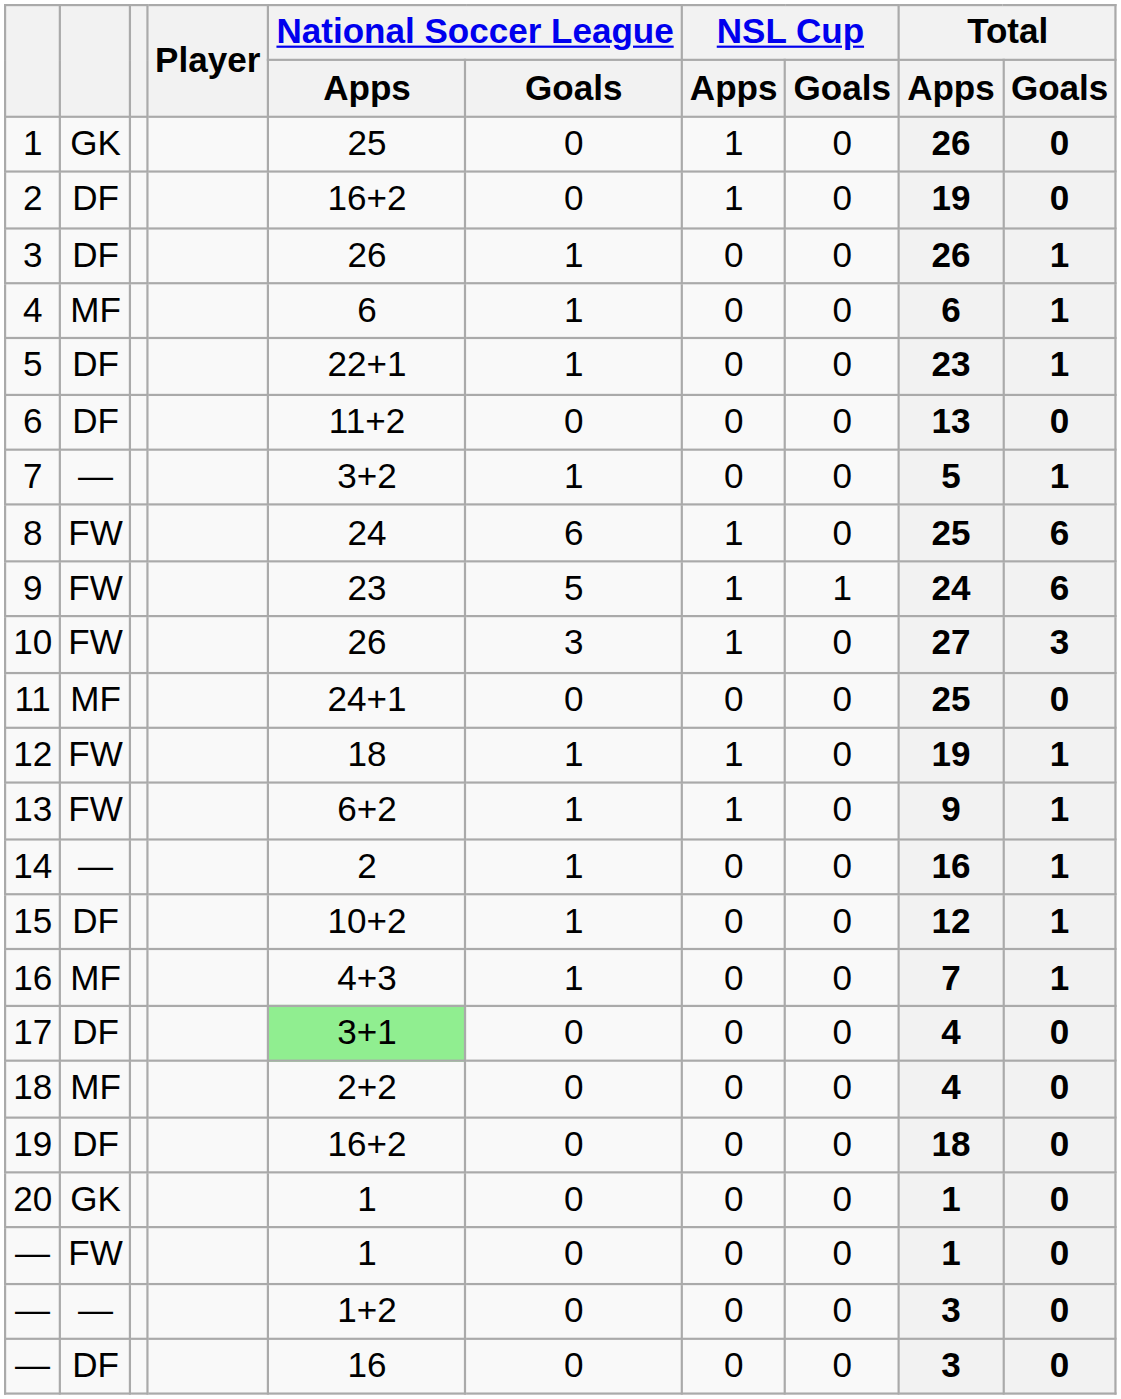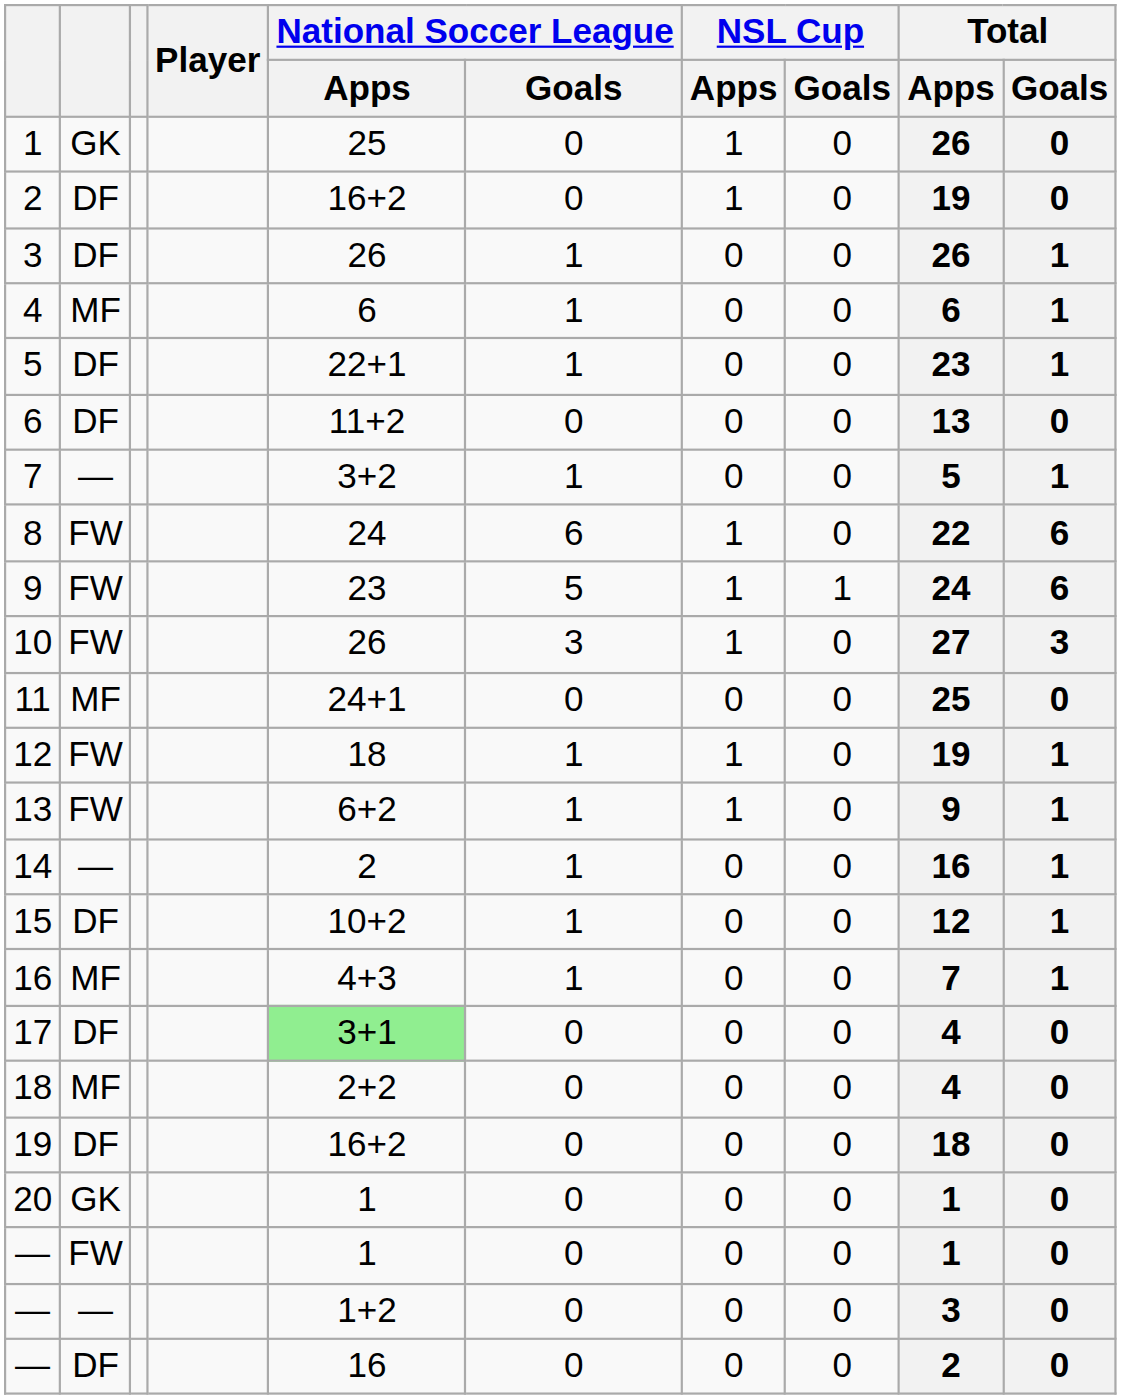(951, 532) 25 -> (951, 532) 22
(951, 1365) 3 -> (951, 1365) 2
